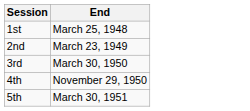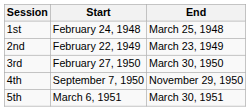+ column: (98, 13)
